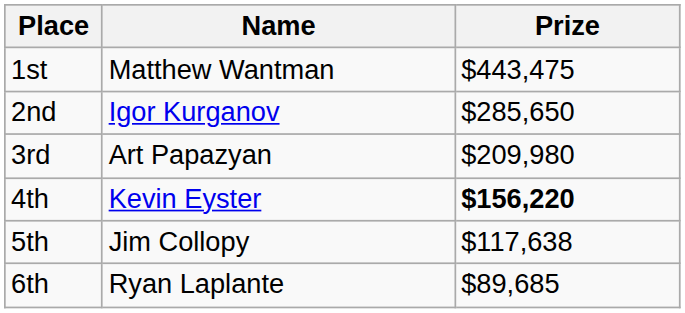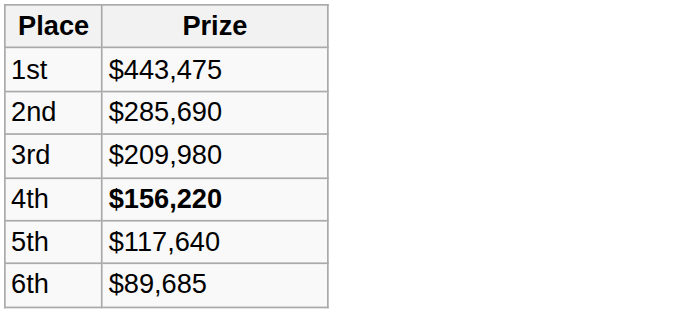- column: (279, 26)
(518, 112) $285,650 -> (165, 112) $285,690
(517, 241) $117,638 -> (164, 241) $117,640
